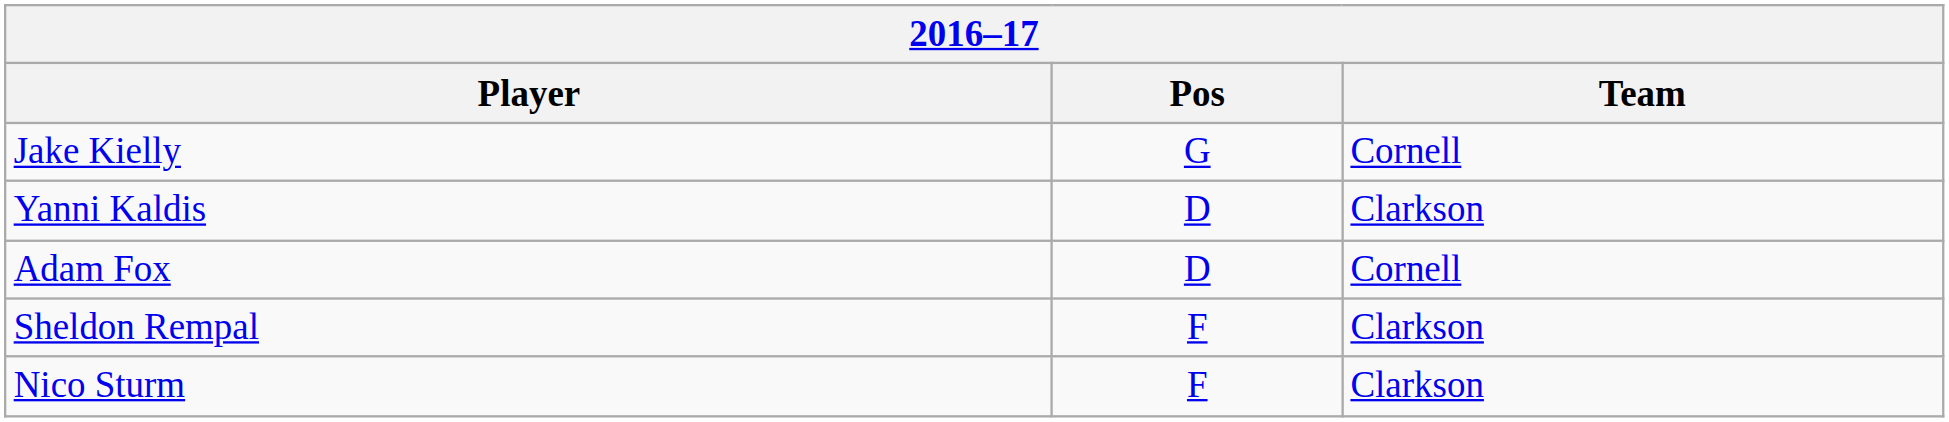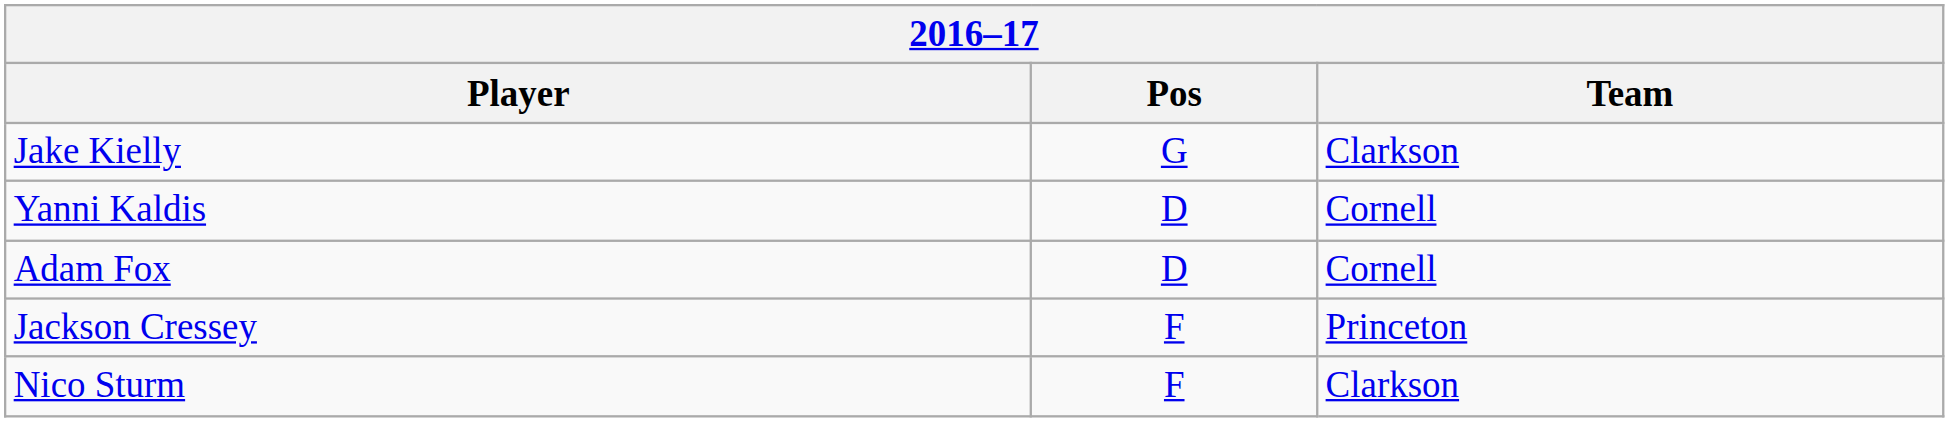(1406, 151) Cornell -> (1392, 151) Clarkson
(1417, 209) Clarkson -> (1381, 209) Cornell
+ row: (135, 326)
- row: (136, 326)
